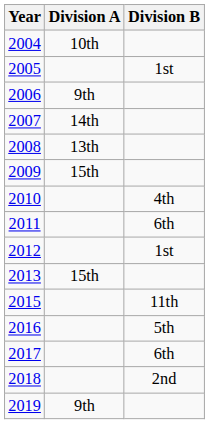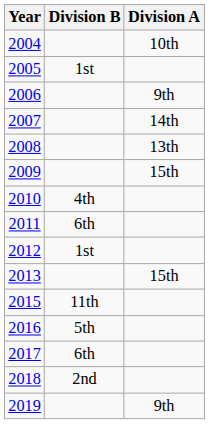columns swapped: (84, 17) <-> (164, 17)
